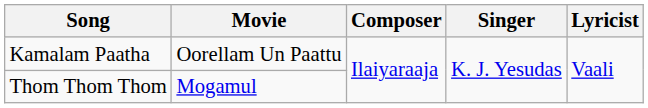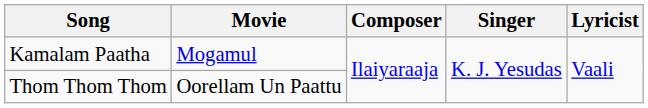(259, 53) Oorellam Un Paattu -> (217, 53) Mogamul
(217, 86) Mogamul -> (259, 86) Oorellam Un Paattu
